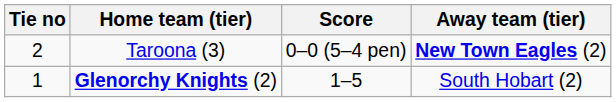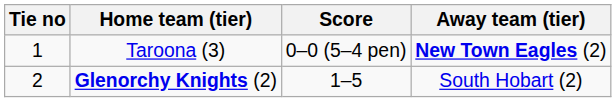(37, 50) 2 -> (37, 50) 1
(37, 81) 1 -> (37, 81) 2
